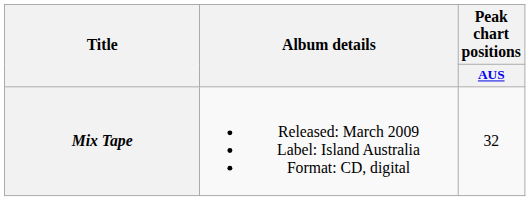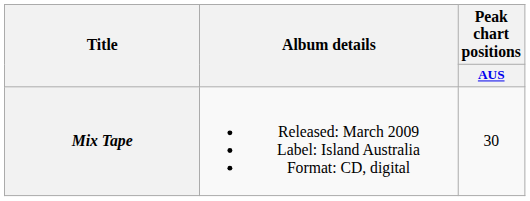(491, 141) 32 -> (491, 141) 30
